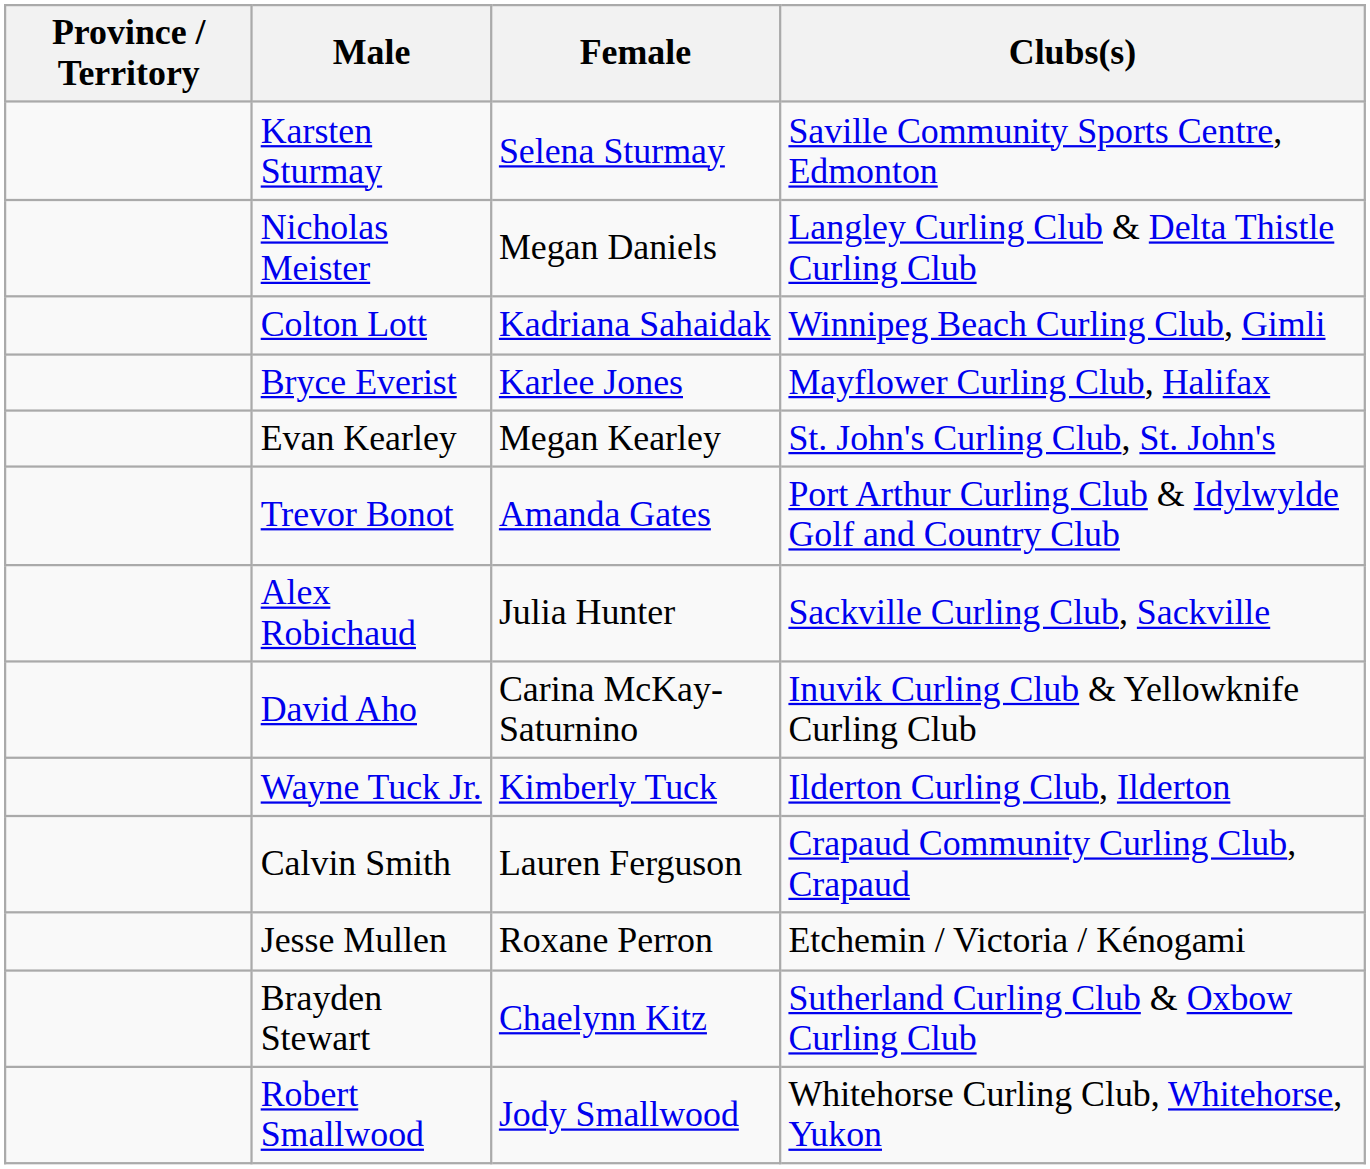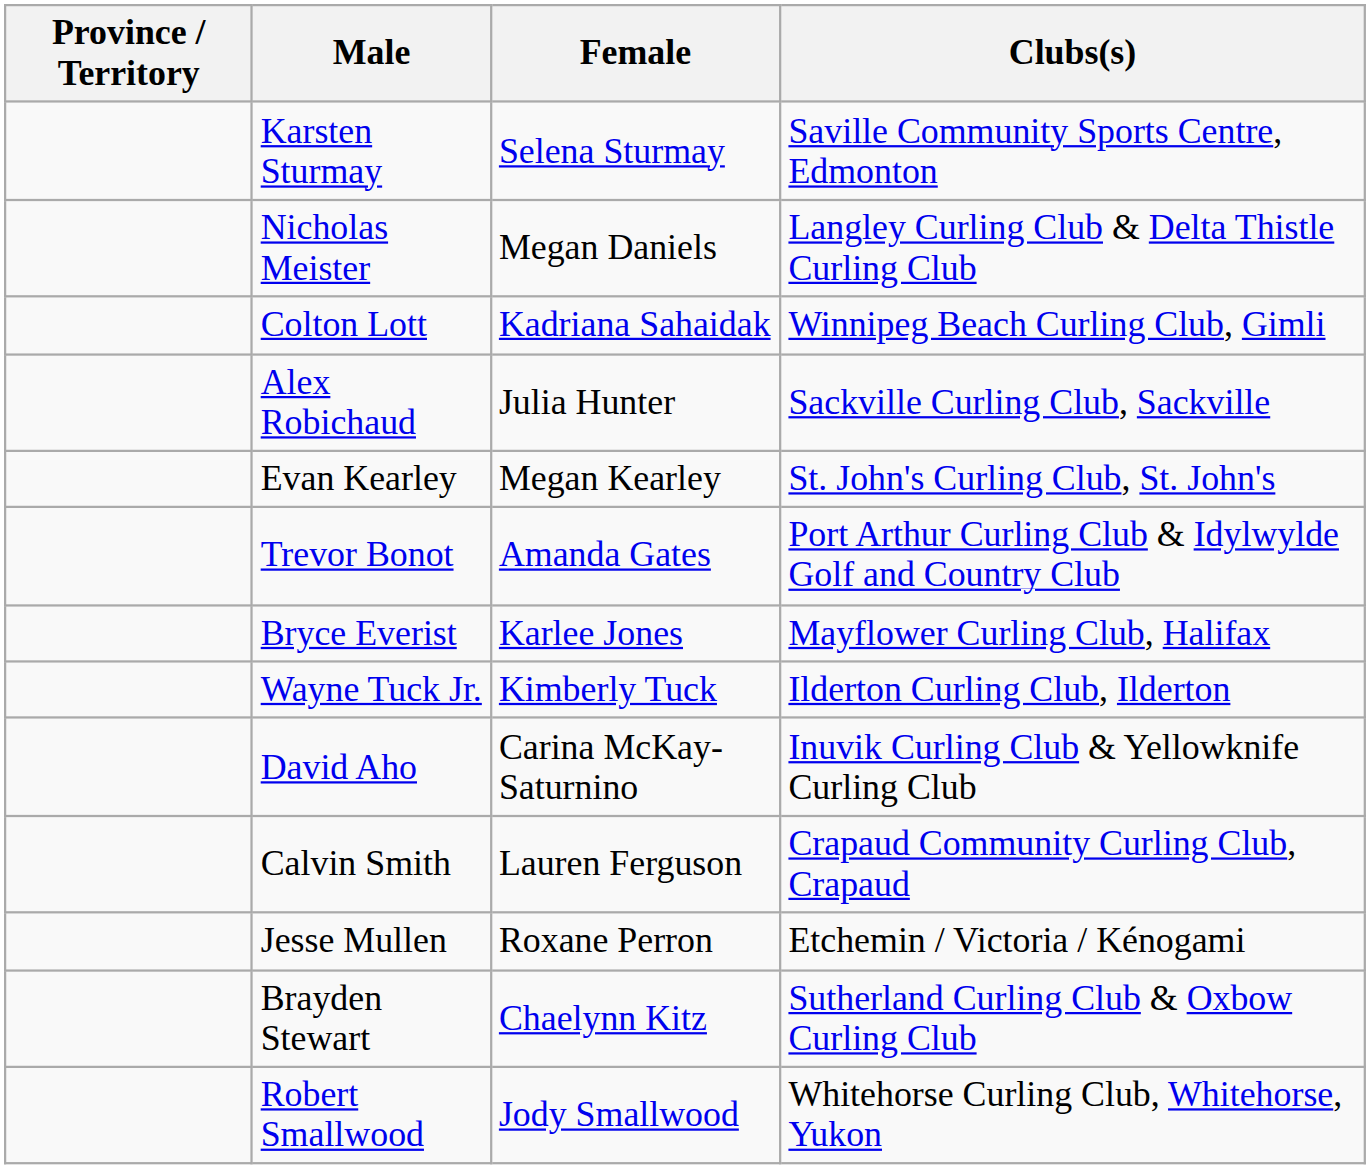rows swapped: (338, 612) <-> (359, 381)
rows swapped: (339, 709) <-> (371, 786)
